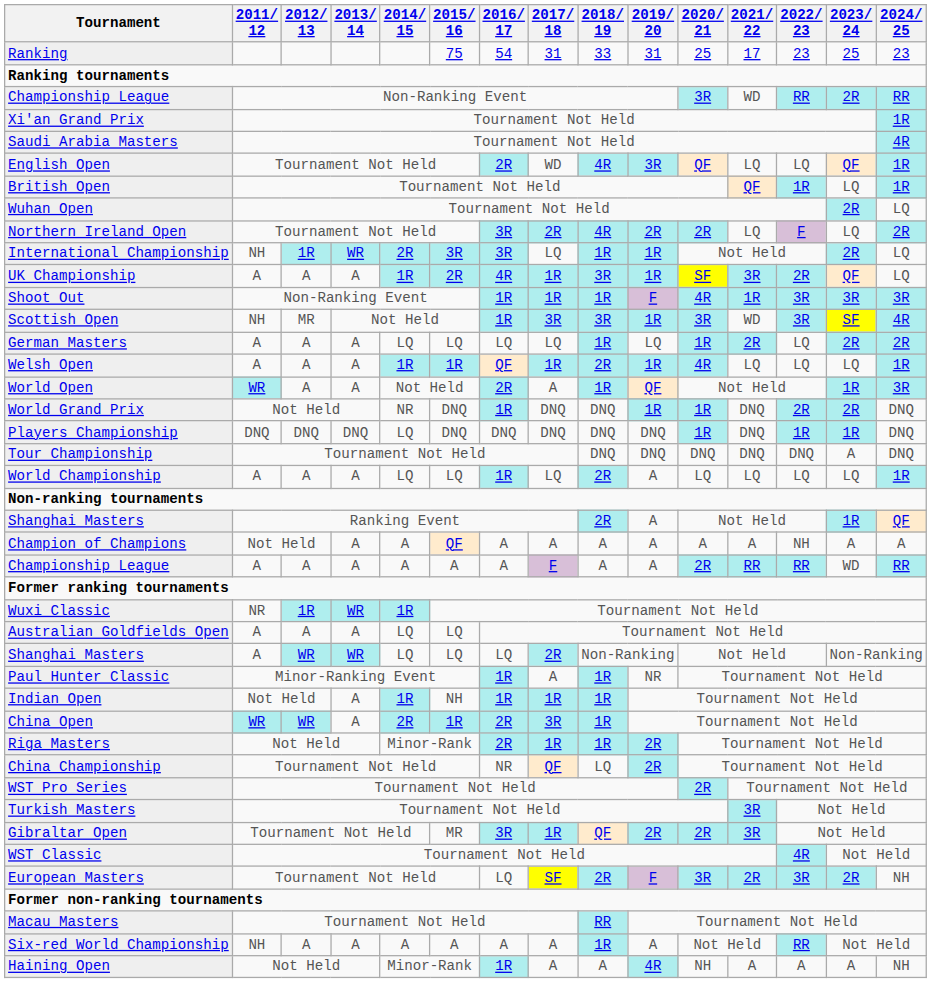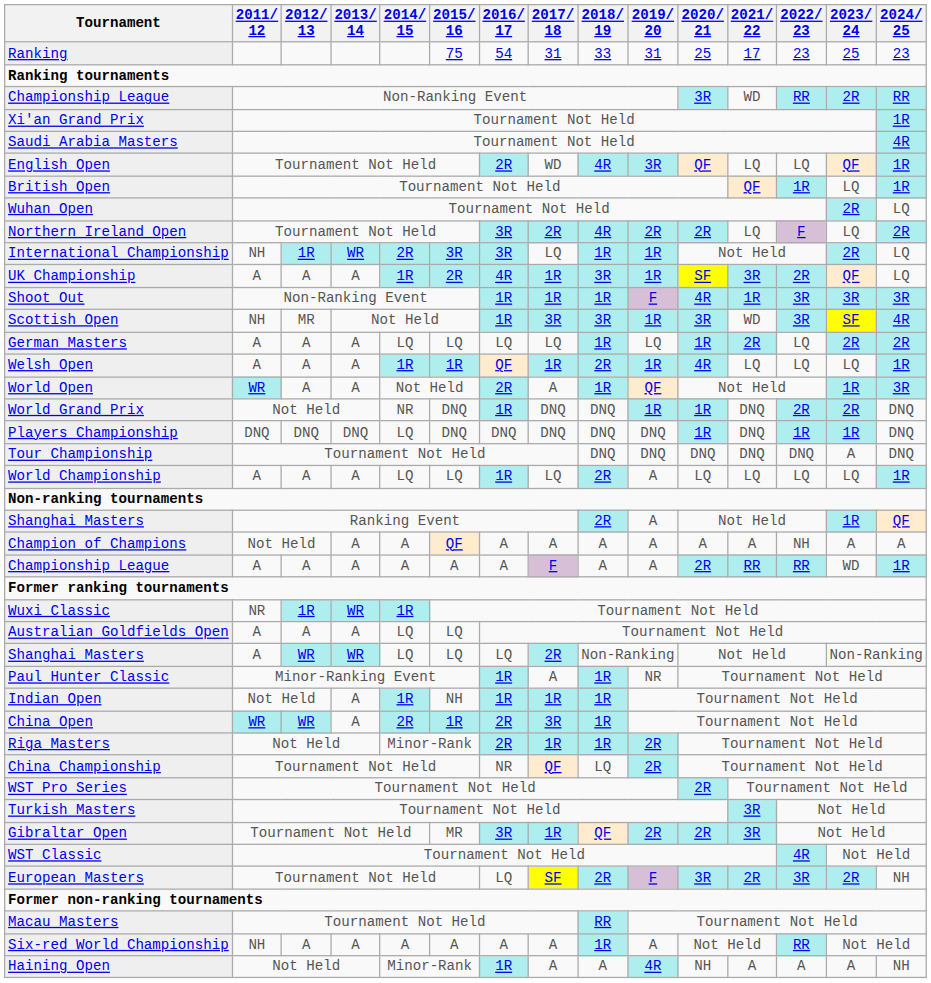(901, 566) RR -> (901, 566) 1R
